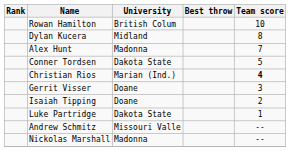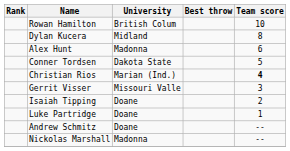(260, 50) 7 -> (260, 50) 6
(126, 88) Doane -> (147, 88) Missouri Valle
(143, 114) Dakota State -> (126, 114) Doane
(147, 127) Missouri Valle -> (126, 127) Doane
